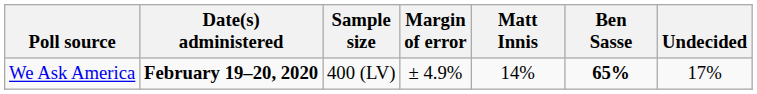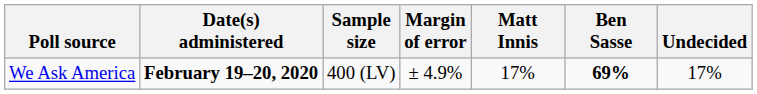(518, 73) 14% -> (518, 73) 17%
(611, 73) 65% -> (611, 73) 69%
